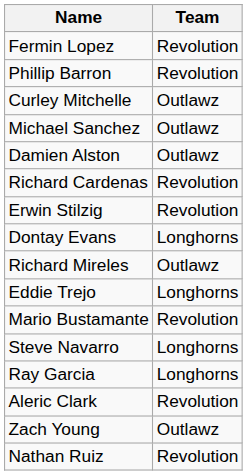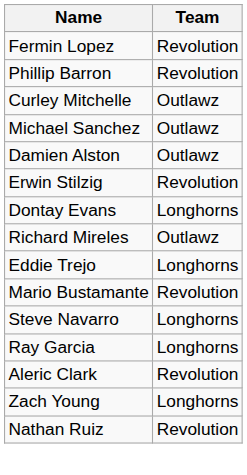- row: (78, 182)
(188, 429) Outlawz -> (198, 401) Longhorns
